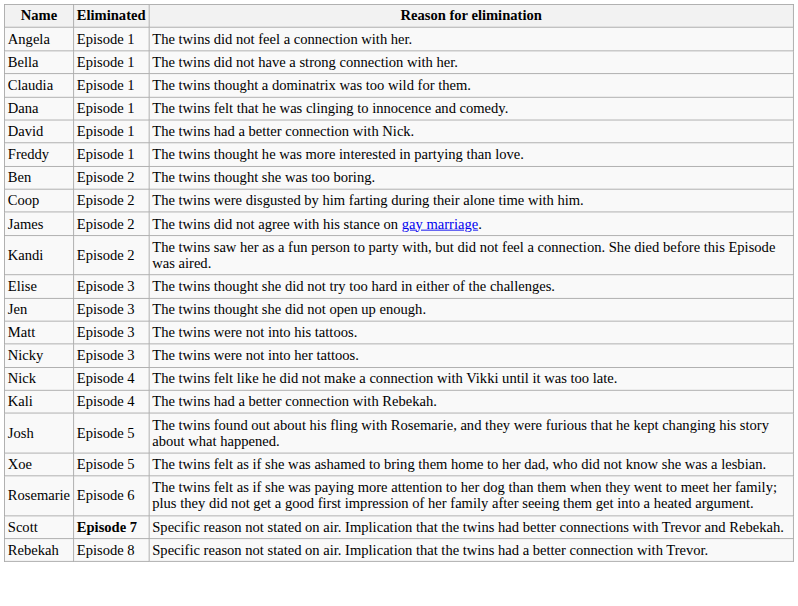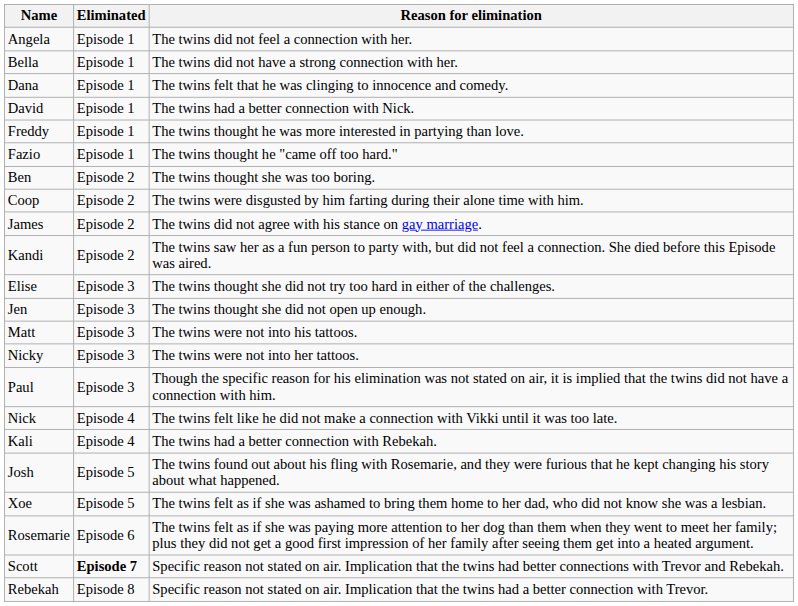- row: (30, 85)
+ row: (24, 154)
+ row: (21, 386)
